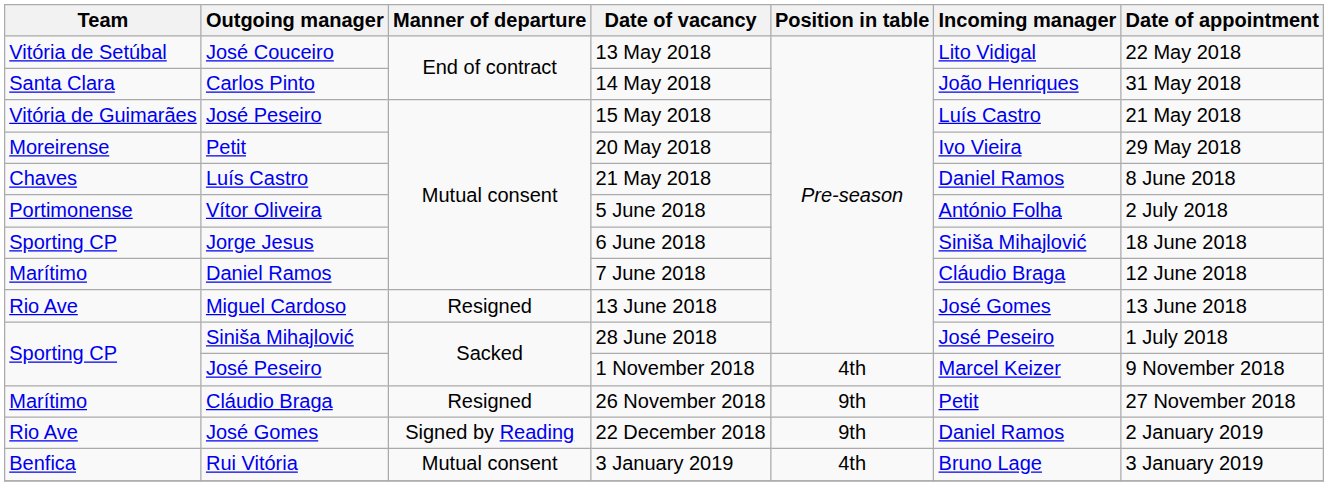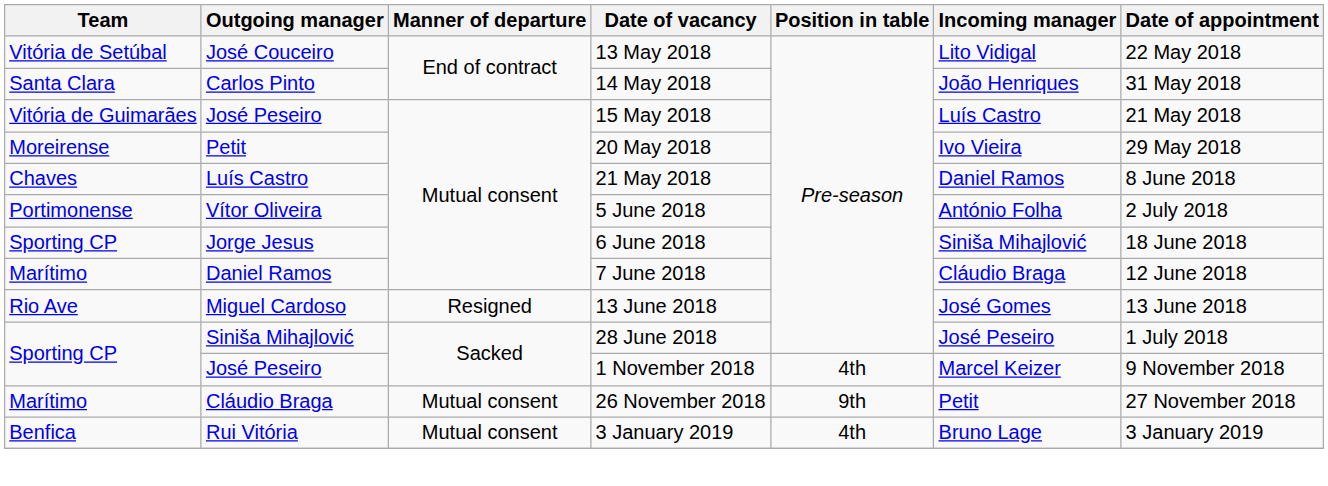(490, 400) Resigned -> (490, 400) Mutual consent
- row: (681, 432)
